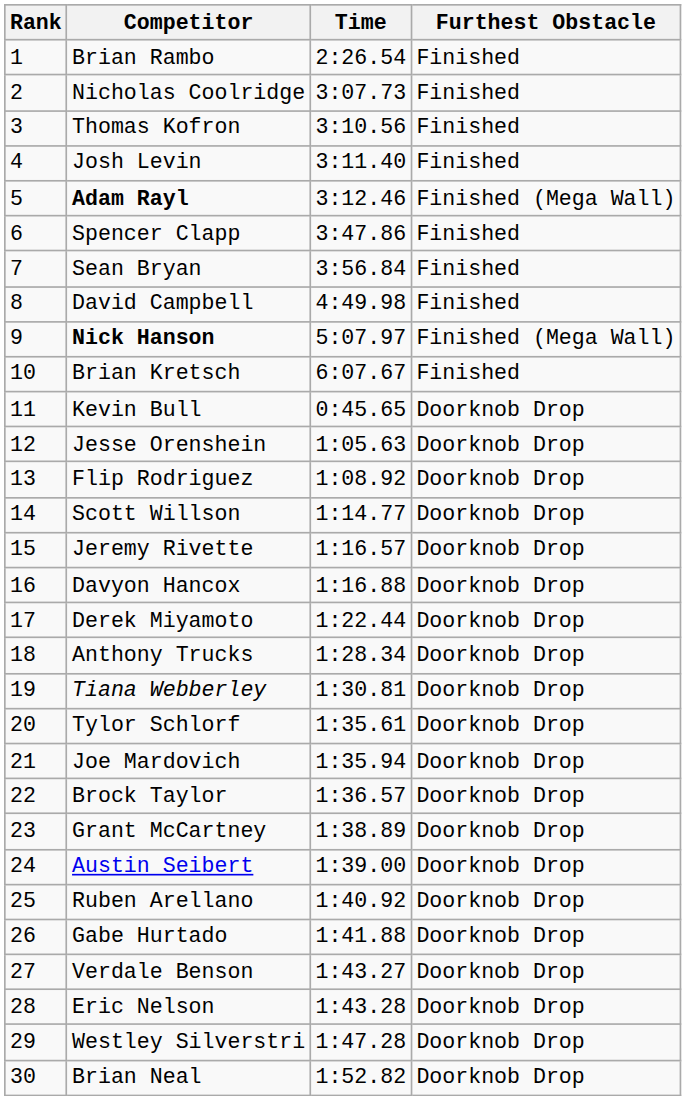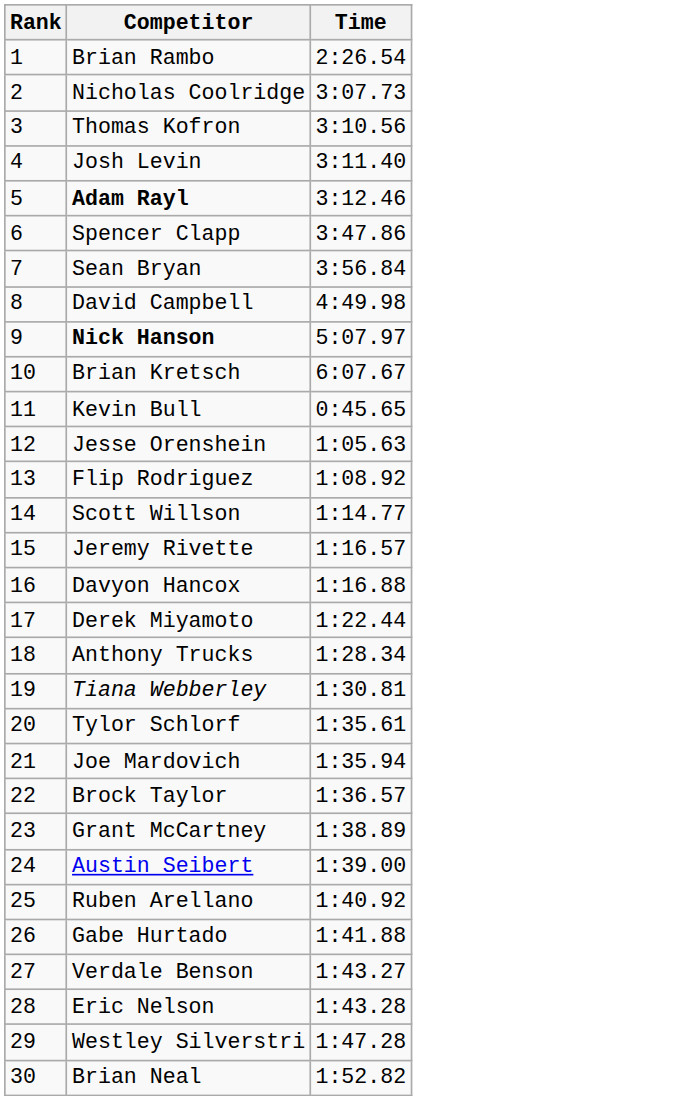- column: (546, 22)
